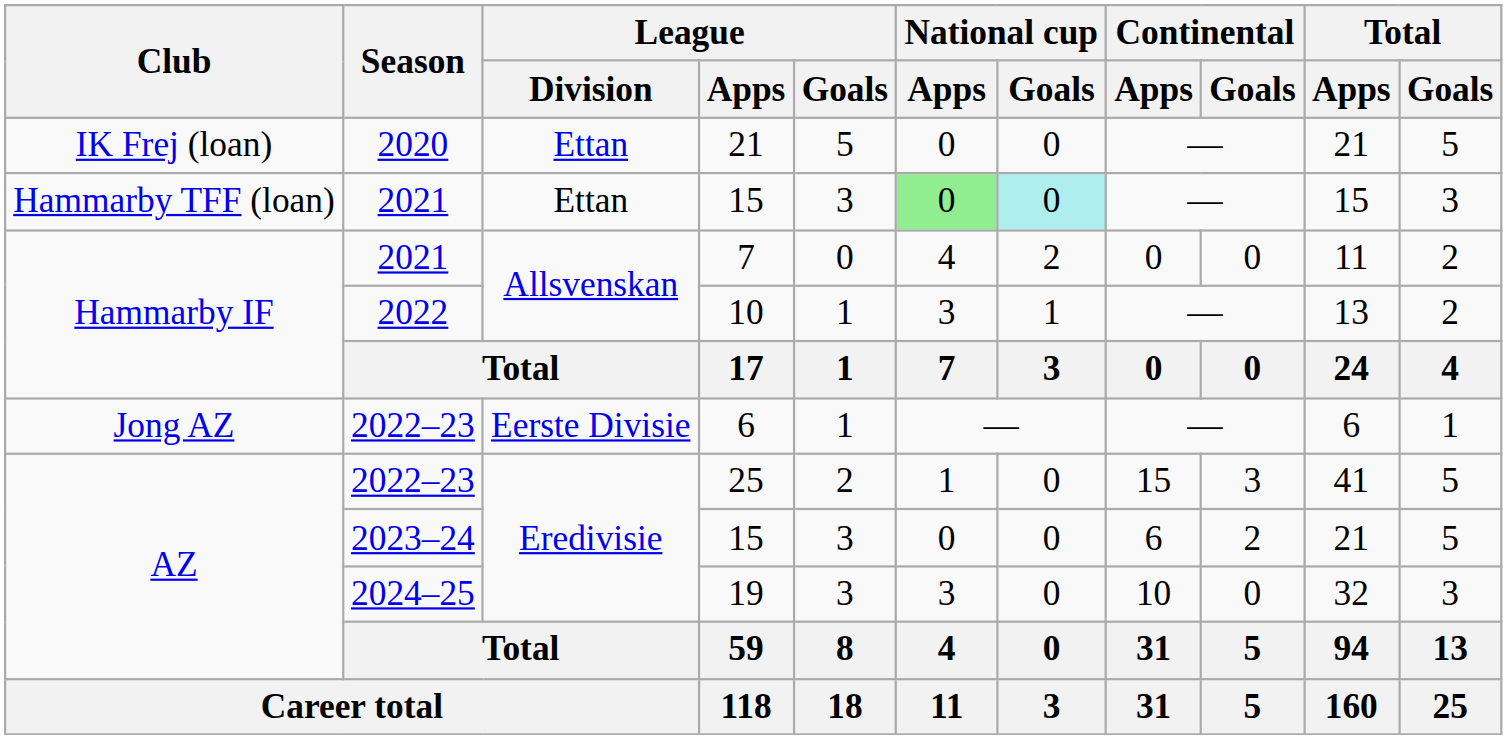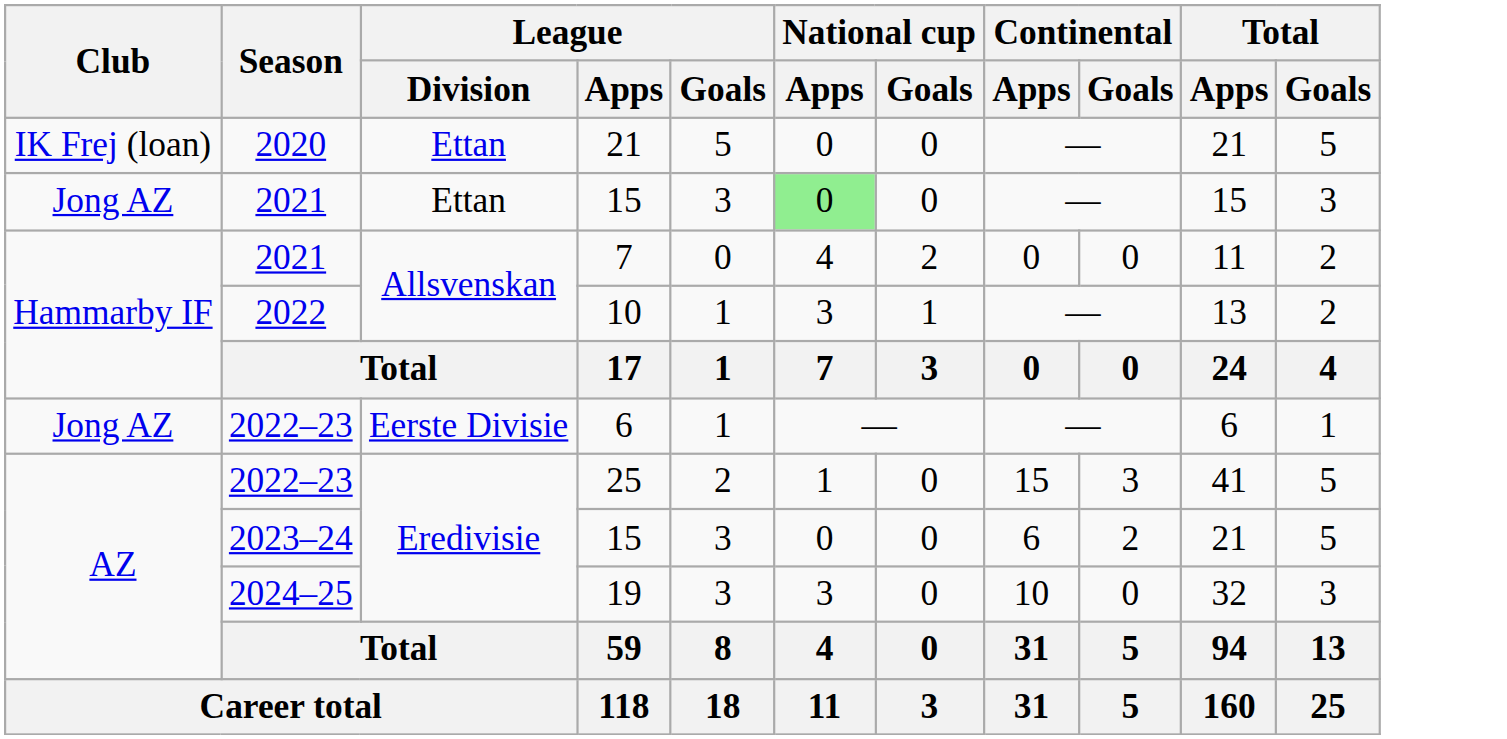(174, 200) Hammarby TFF (loan) -> (113, 200) Jong AZ
(1052, 200) paleturquoise background -> (929, 200) no background
